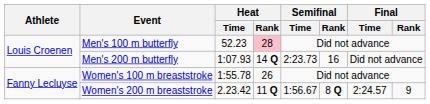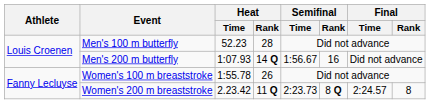(267, 44) pink background -> (267, 44) no background
(300, 60) 2:23.73 -> (300, 60) 1:56.67
(300, 91) 1:56.67 -> (300, 91) 2:23.73
(409, 91) 9 -> (409, 91) 8
